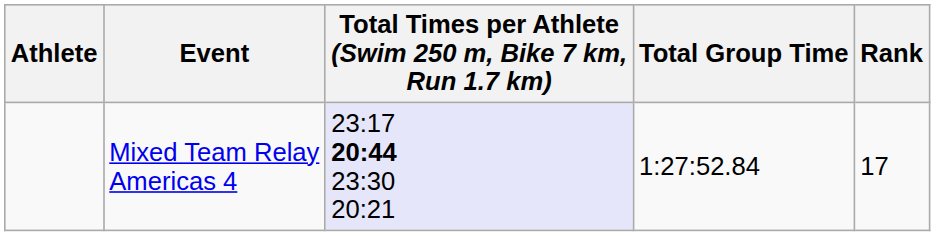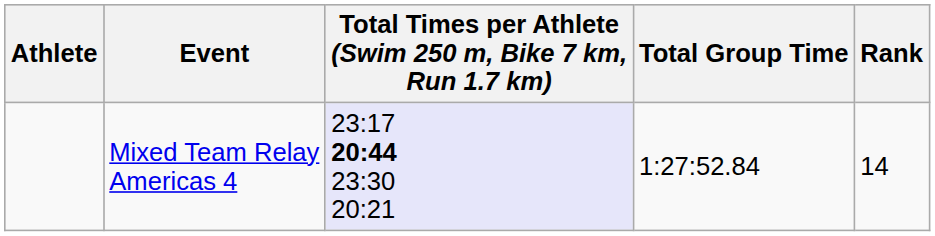(875, 166) 17 -> (875, 166) 14
